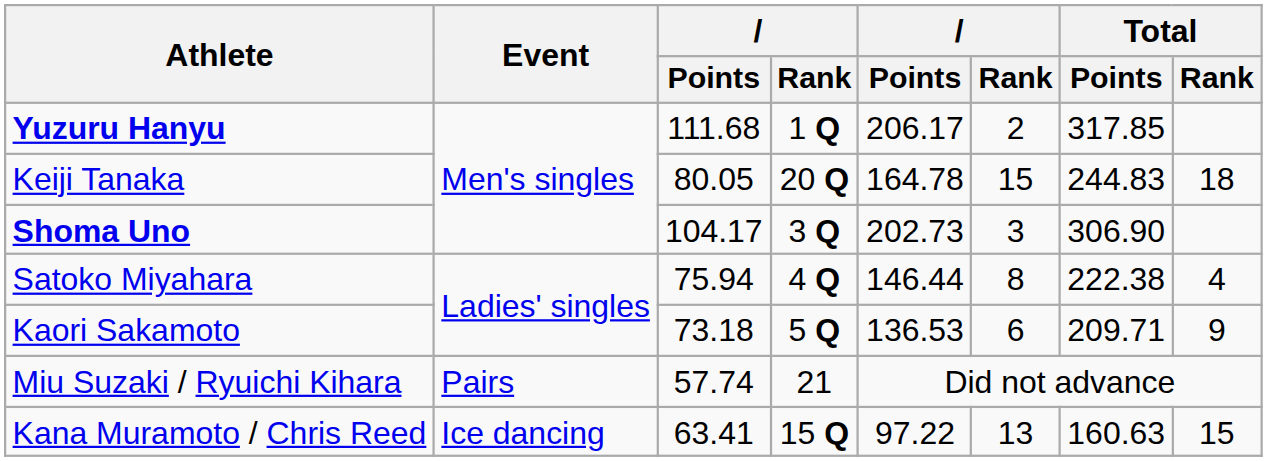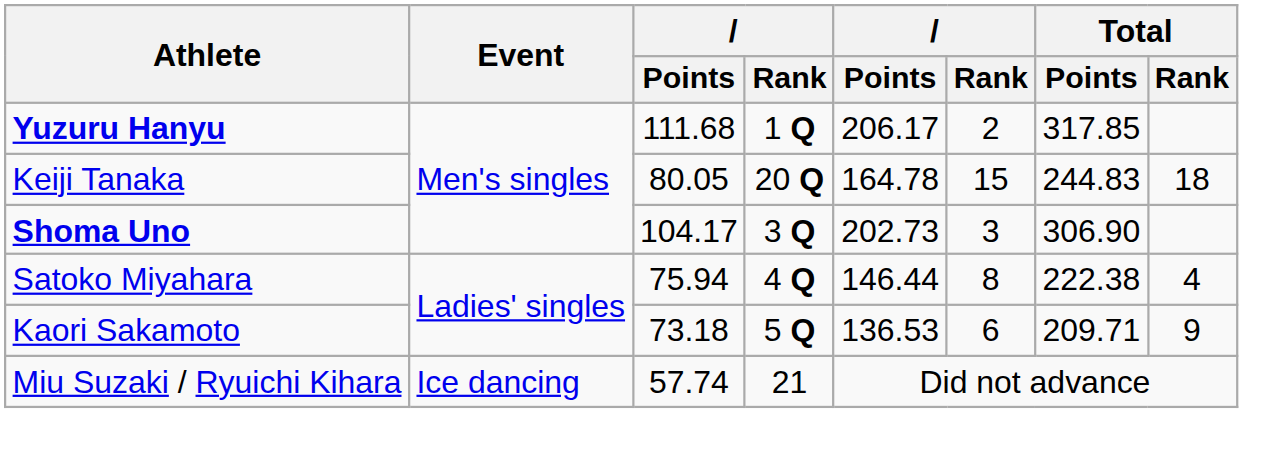(478, 381) Pairs -> (498, 381) Ice dancing
- row: (219, 432)
